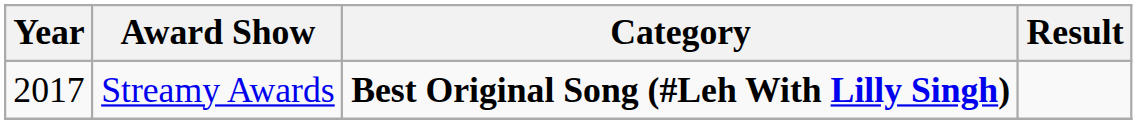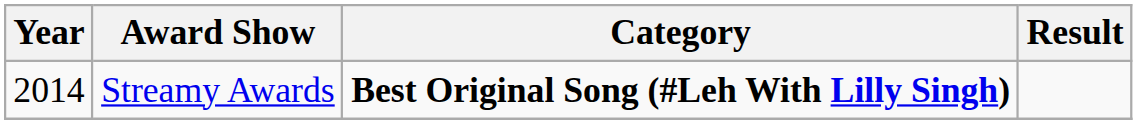(49, 89) 2017 -> (49, 89) 2014
